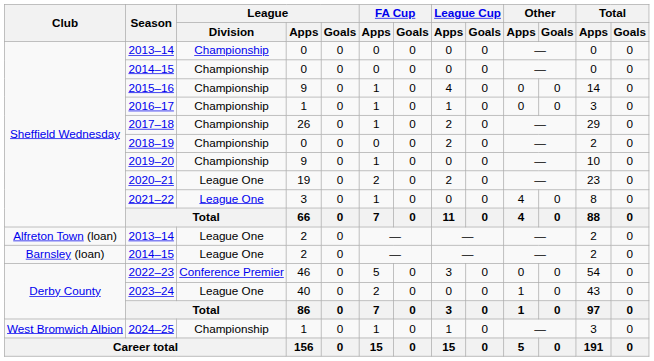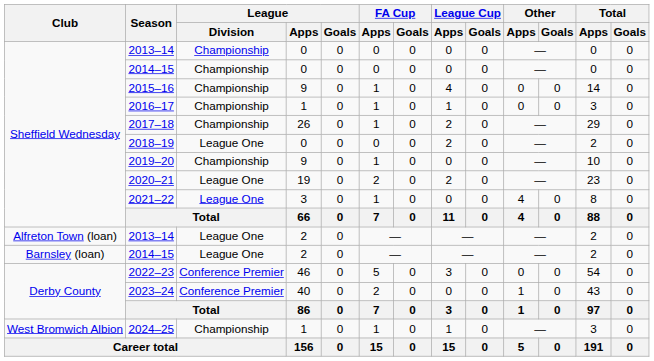(232, 143) Championship -> (232, 143) League One
(232, 291) League One -> (232, 291) Conference Premier
